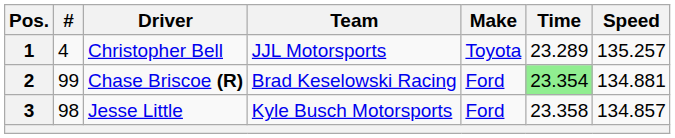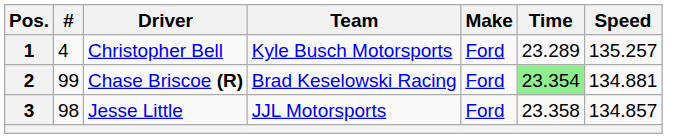(319, 50) JJL Motorsports -> (352, 50) Kyle Busch Motorsports
(493, 50) Toyota -> (485, 50) Ford
(352, 110) Kyle Busch Motorsports -> (319, 110) JJL Motorsports
